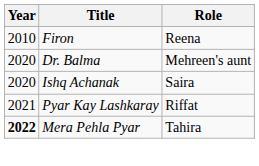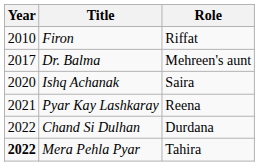(183, 37) Reena -> (182, 37) Riffat
(22, 60) 2020 -> (22, 60) 2017
(182, 104) Riffat -> (183, 104) Reena
+ row: (91, 127)
